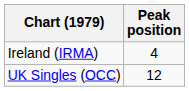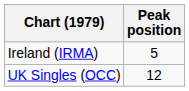(154, 53) 4 -> (154, 53) 5
